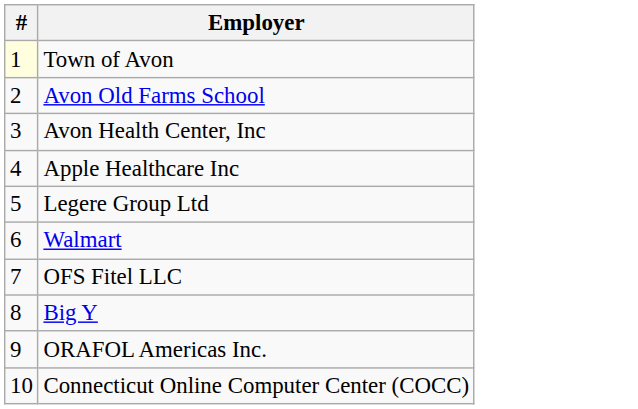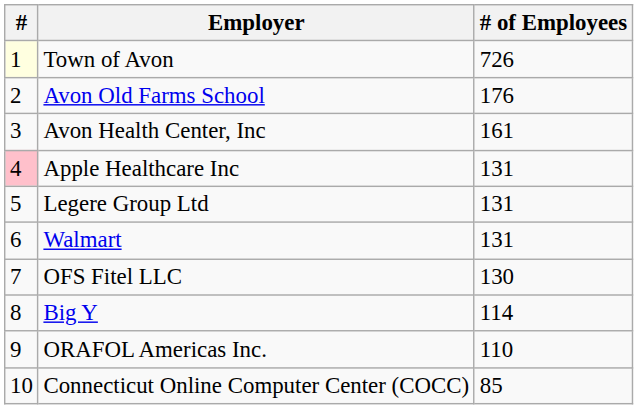+ column: (553, 22)
(16, 167) no background -> (16, 167) pink background
